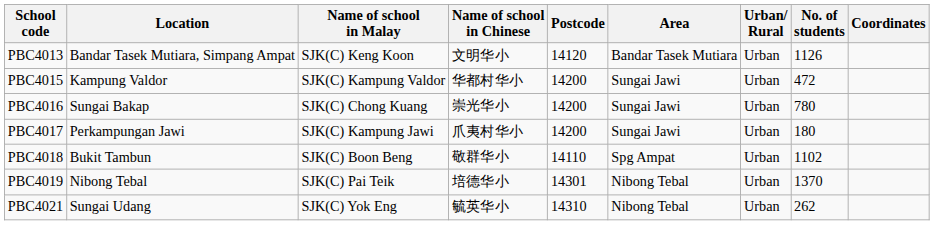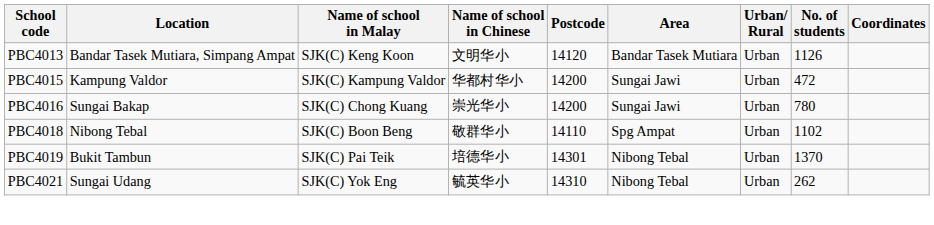- row: (35, 131)
(110, 156) Bukit Tambun -> (108, 131) Nibong Tebal
(108, 181) Nibong Tebal -> (110, 156) Bukit Tambun
